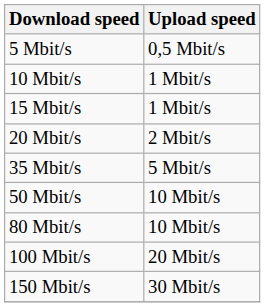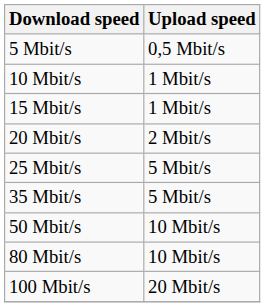+ row: (45, 167)
- row: (50, 286)
